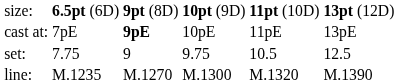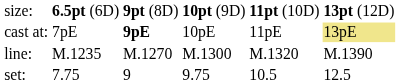(340, 32) no background -> (340, 32) khaki background
rows swapped: (15, 53) <-> (18, 75)
